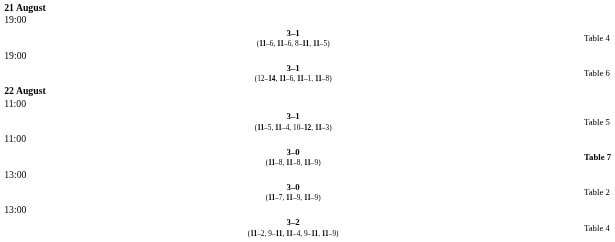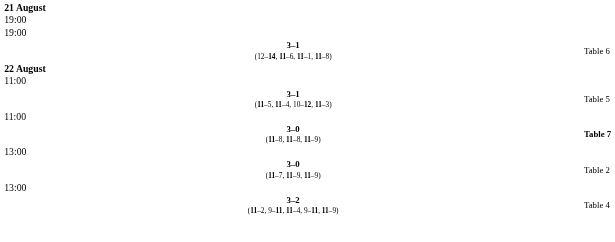- row: (124, 38)
